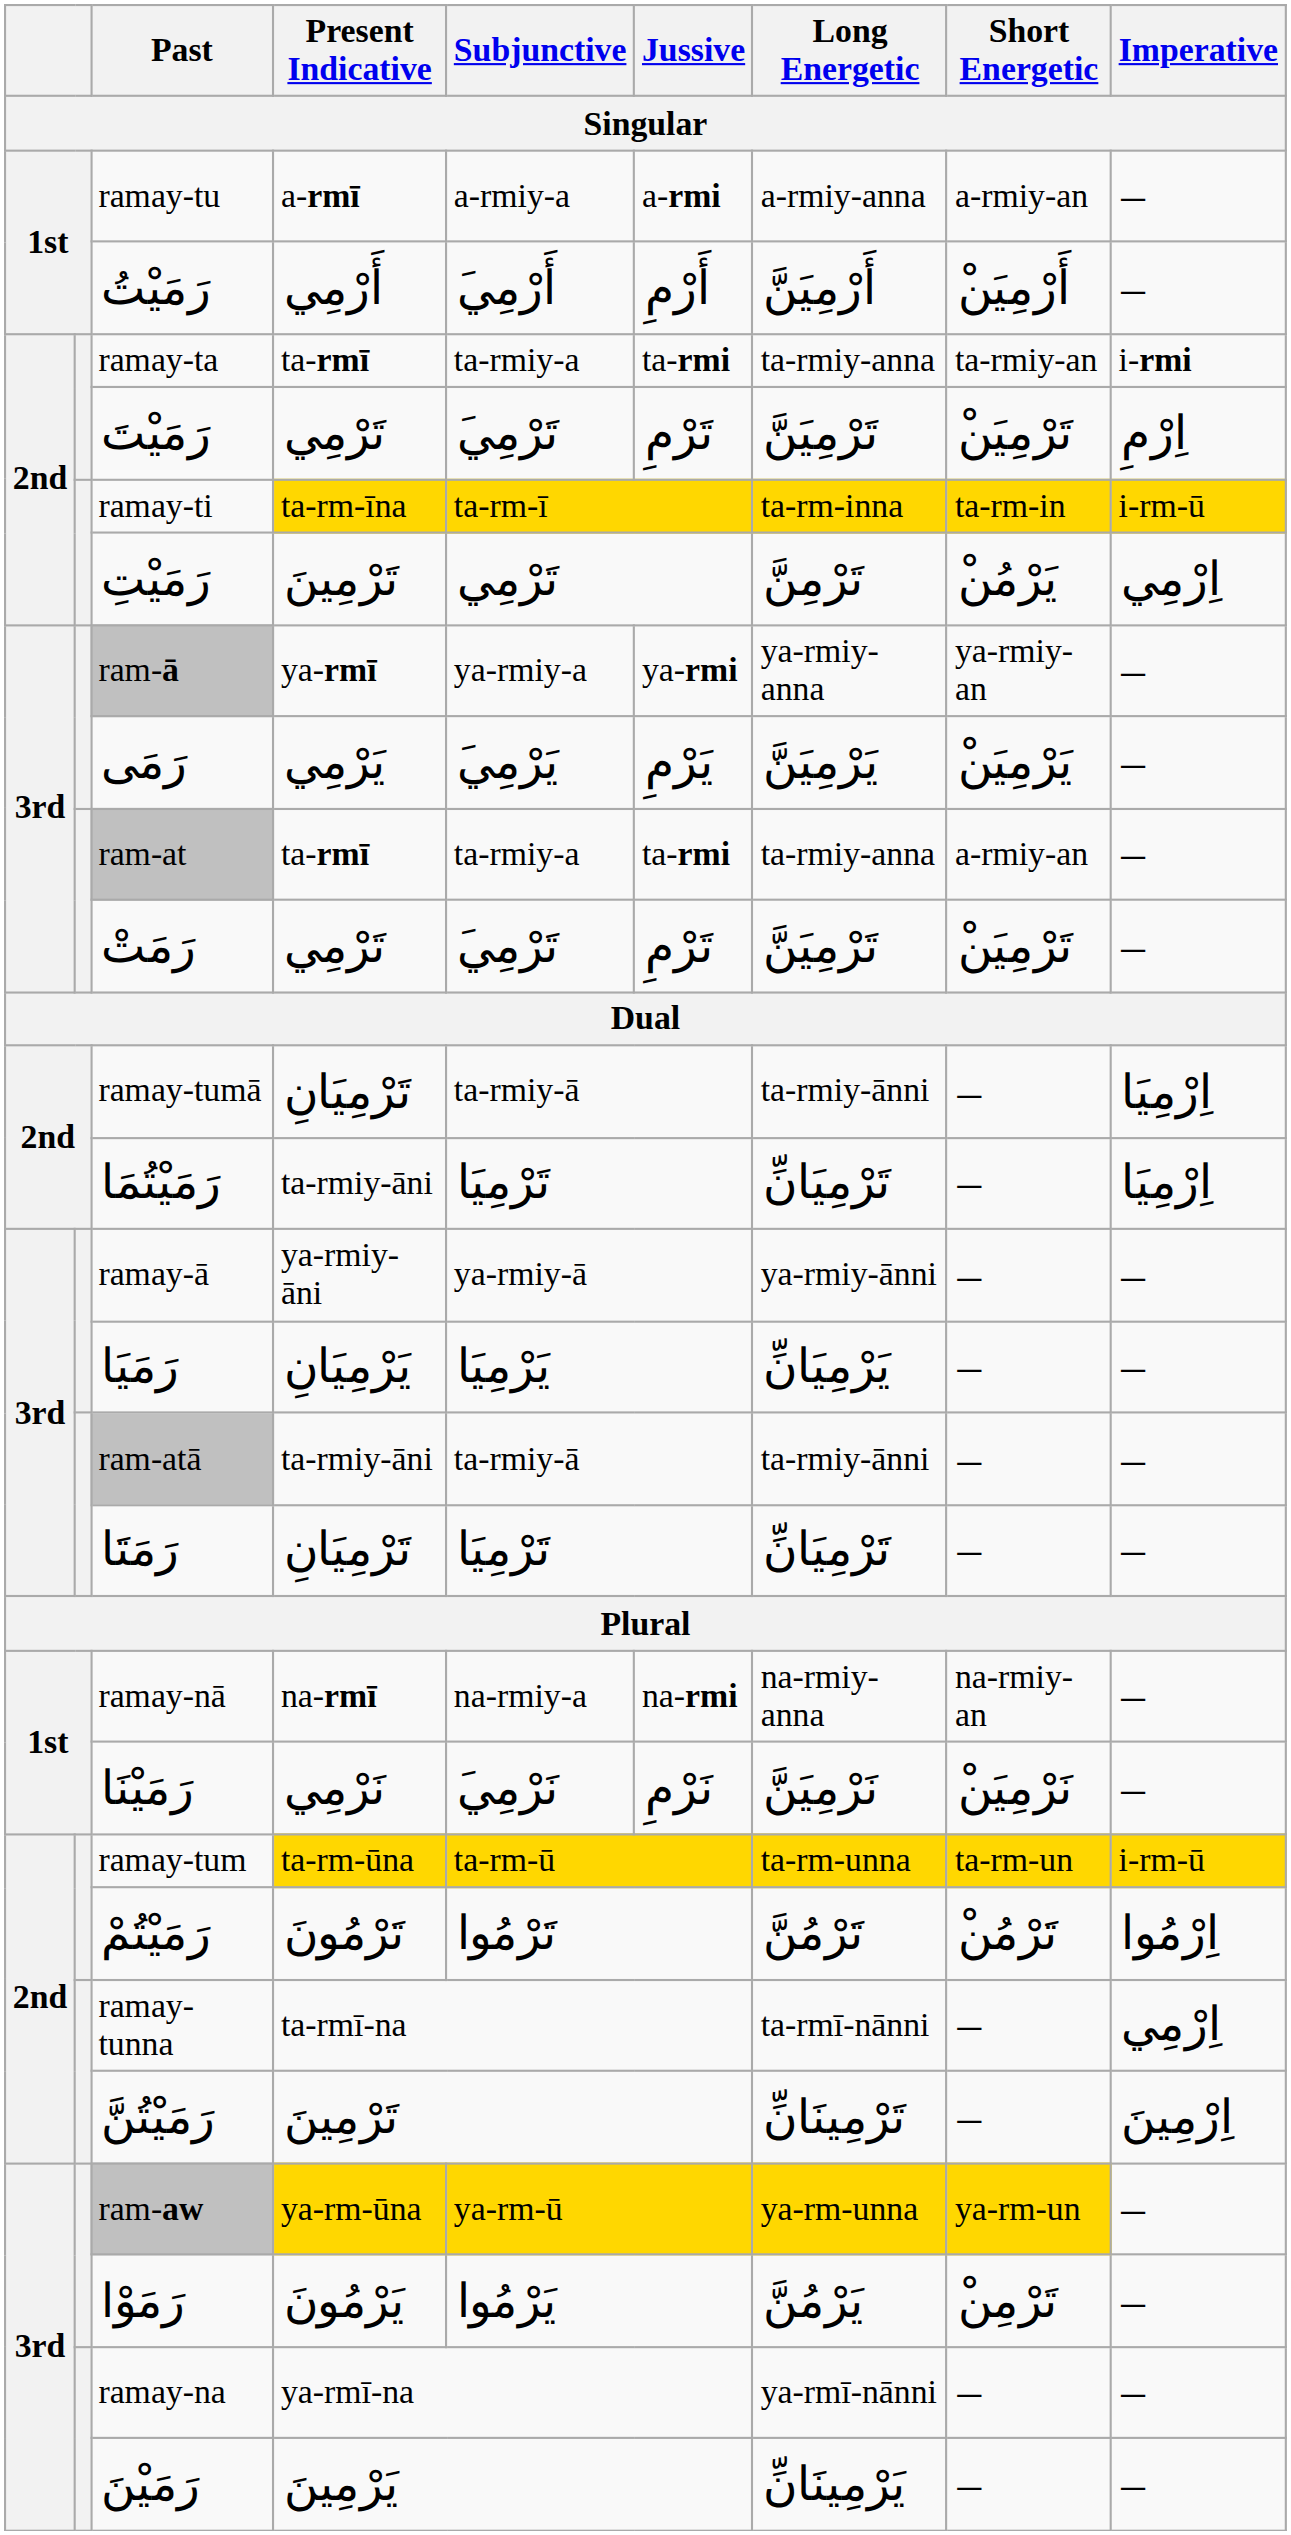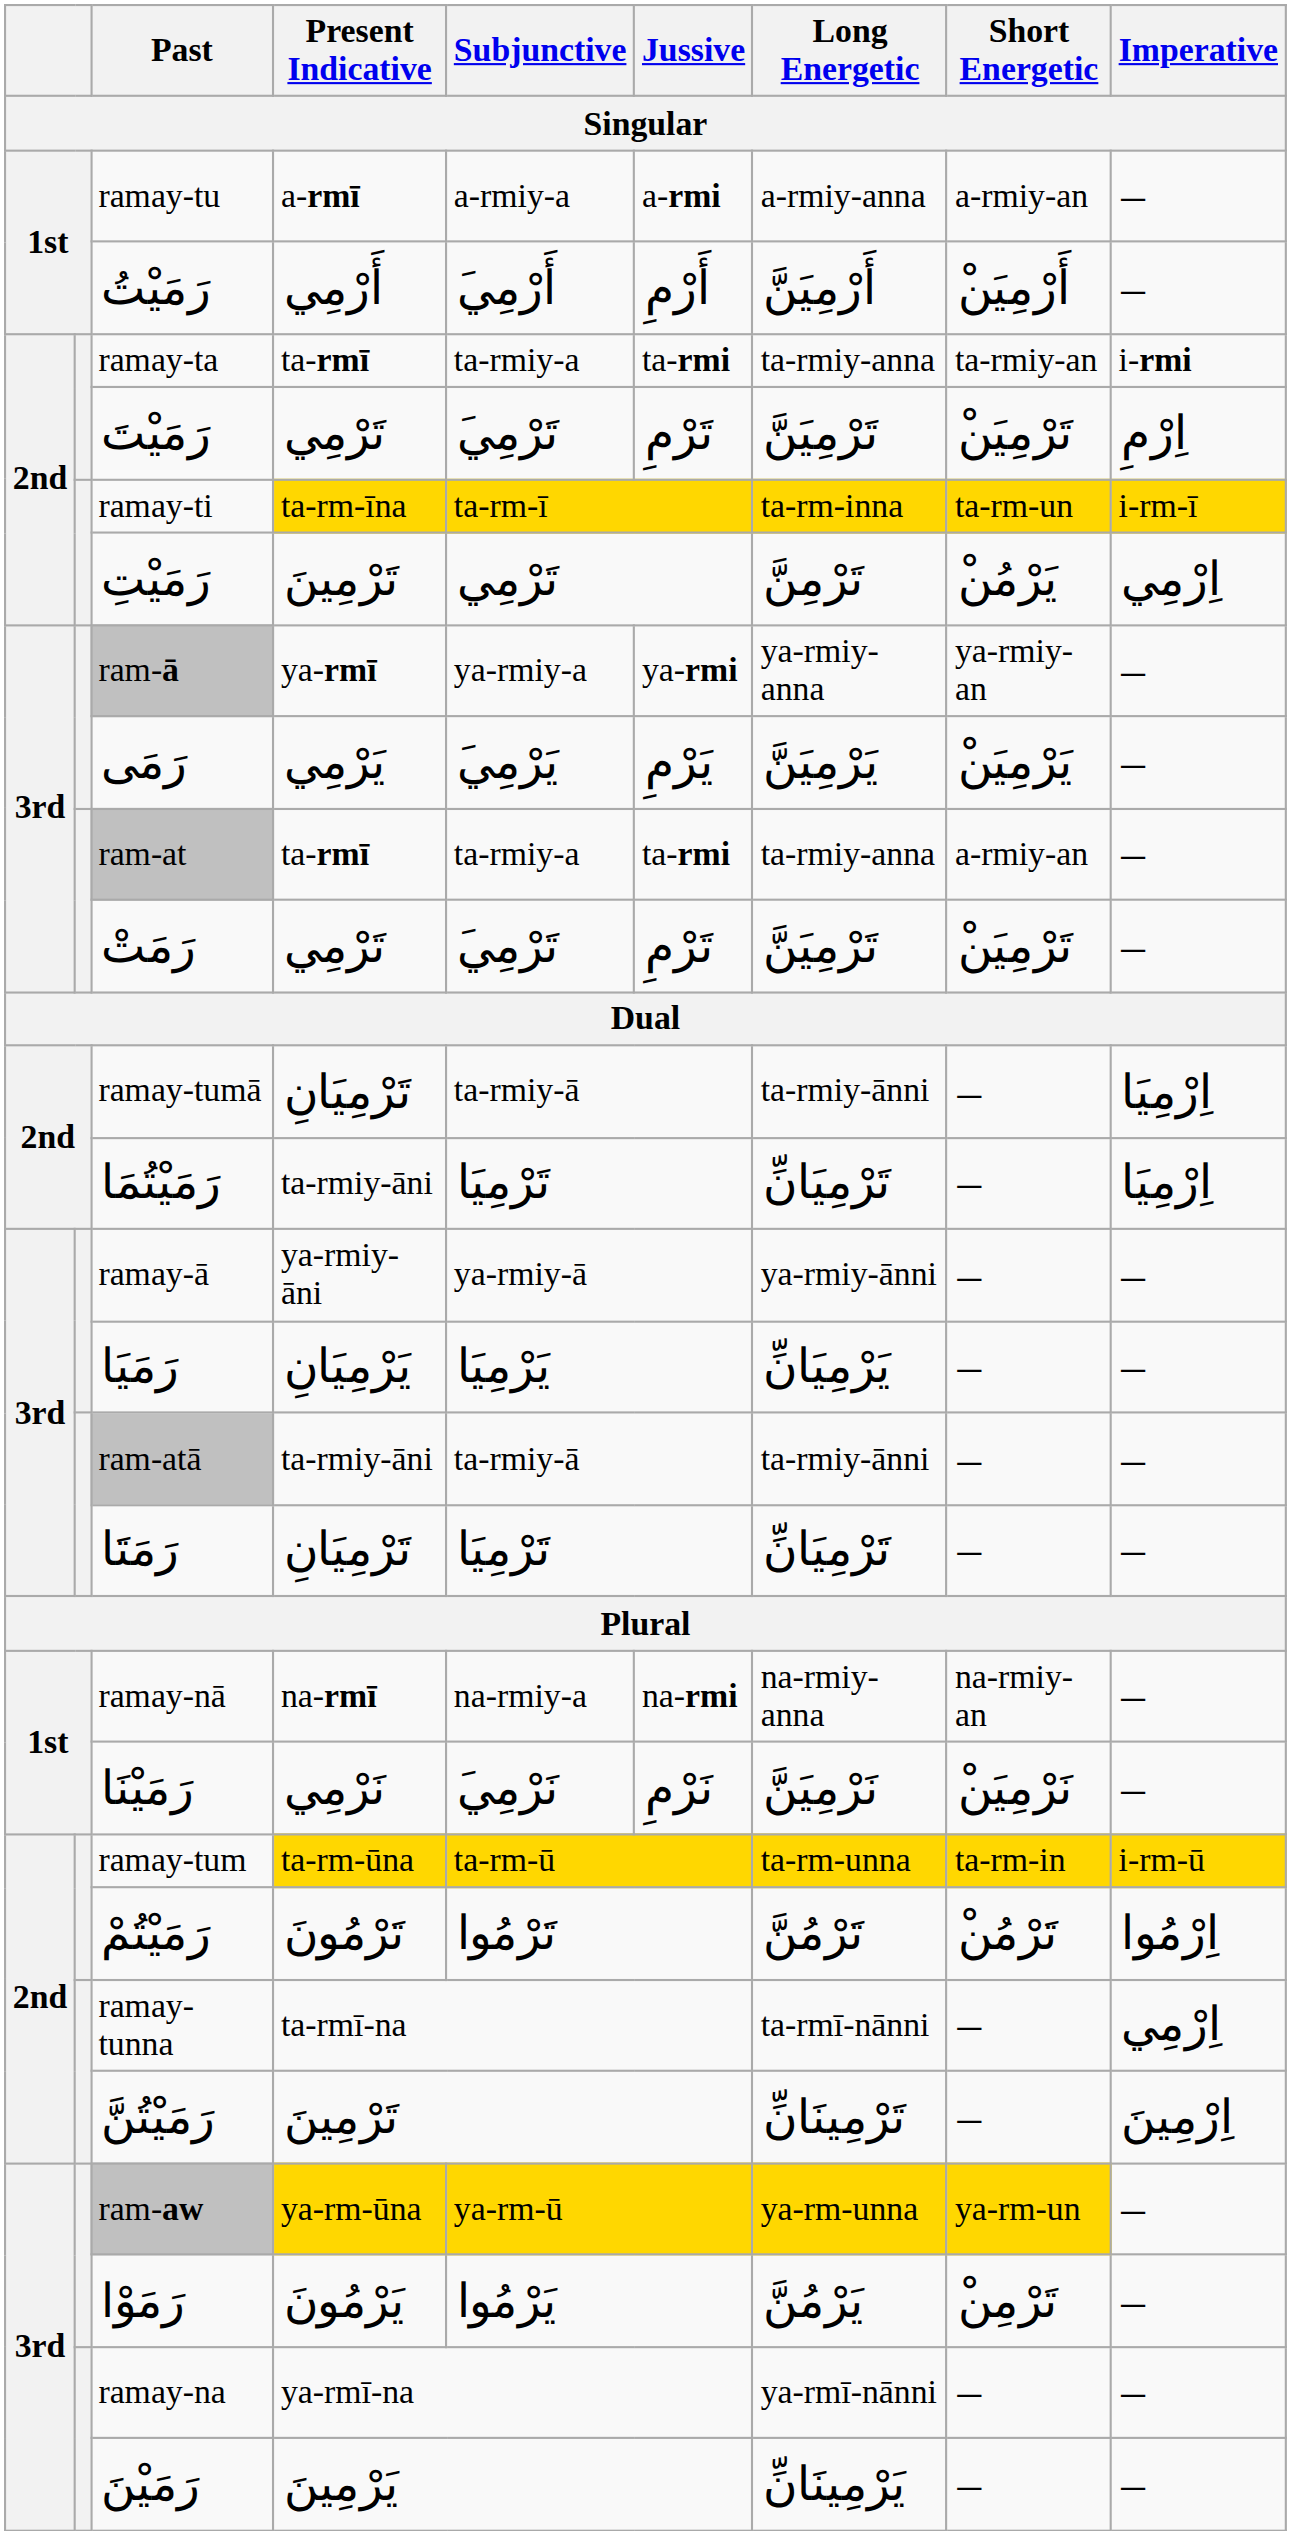(1010, 505) ta-rm-in -> (1014, 505) ta-rm-un
(1162, 505) i-rm-ū -> (1158, 505) i-rm-ī
(1014, 1860) ta-rm-un -> (1010, 1860) ta-rm-in
